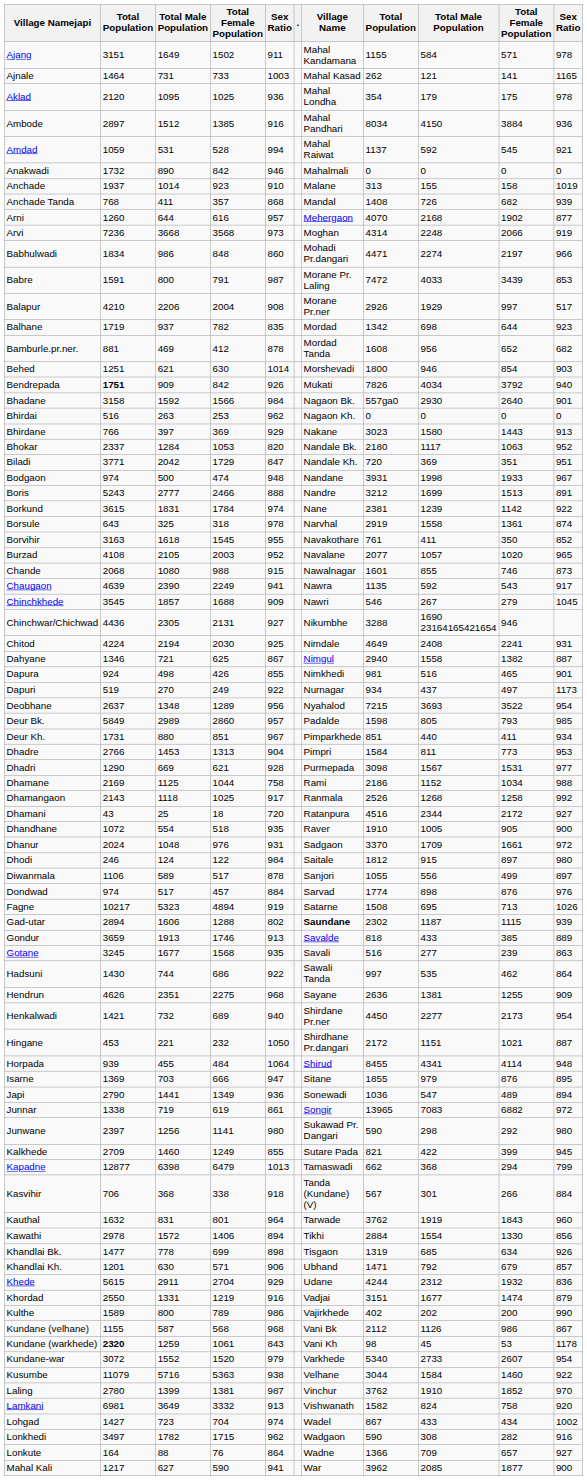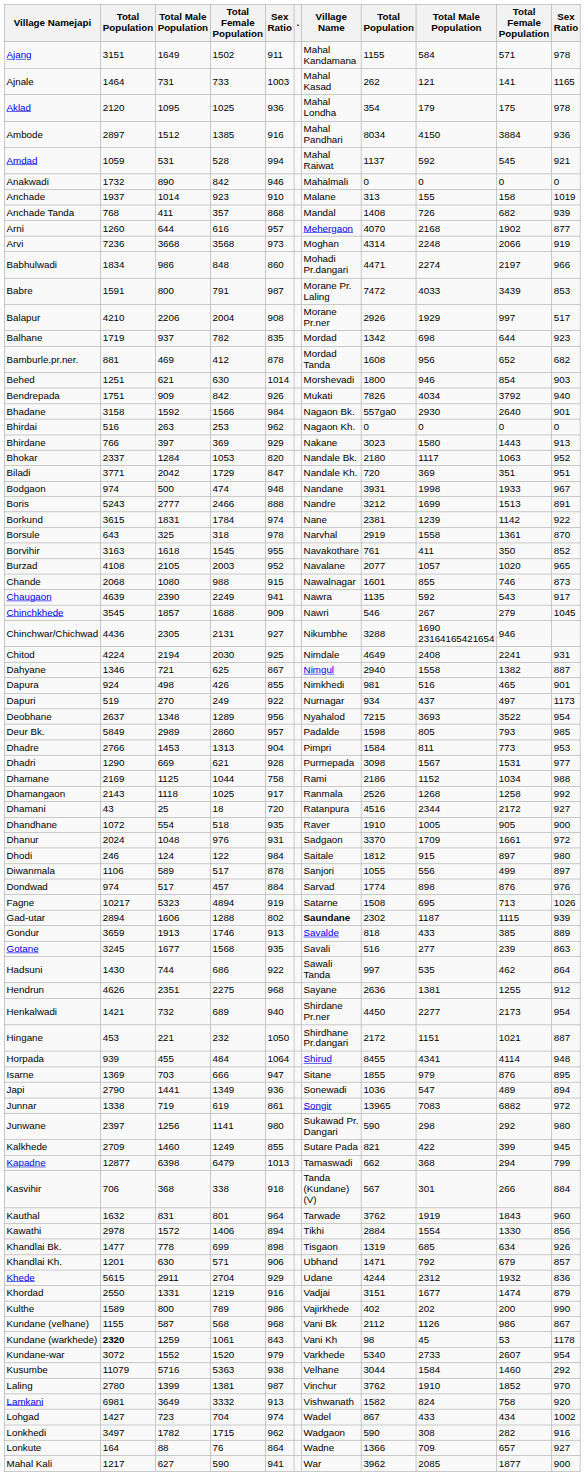(114, 385) bold -> (114, 396) normal
(564, 524) 874 -> (562, 535) 870
- row: (26, 736)
(564, 995) 909 -> (562, 990) 912
(564, 1375) 922 -> (562, 1370) 292
